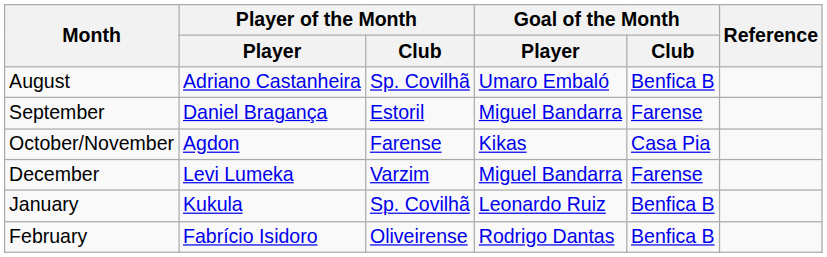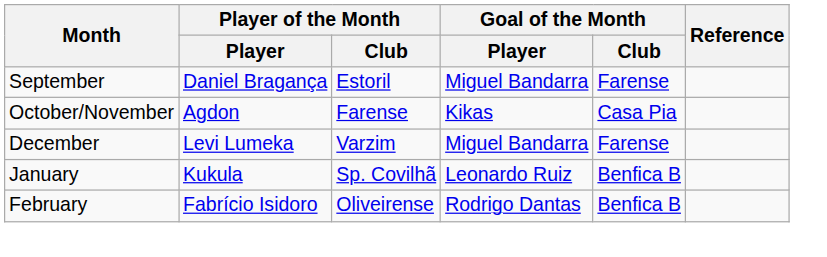- row: (39, 81)
